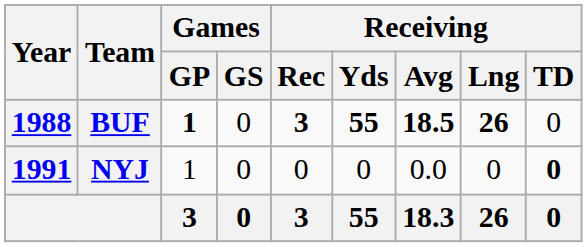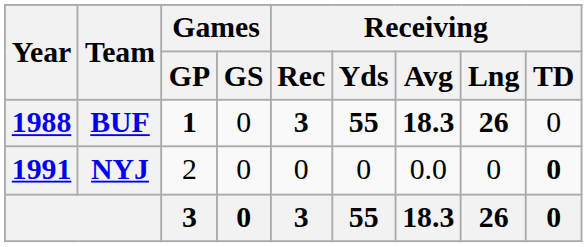(428, 122) 18.5 -> (428, 122) 18.3
(189, 169) 1 -> (189, 169) 2
